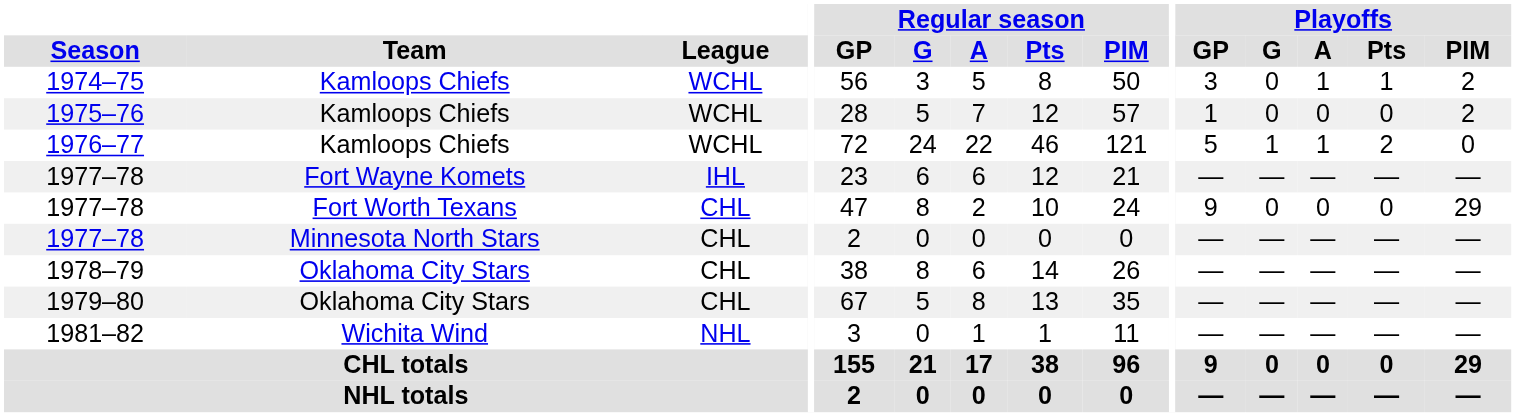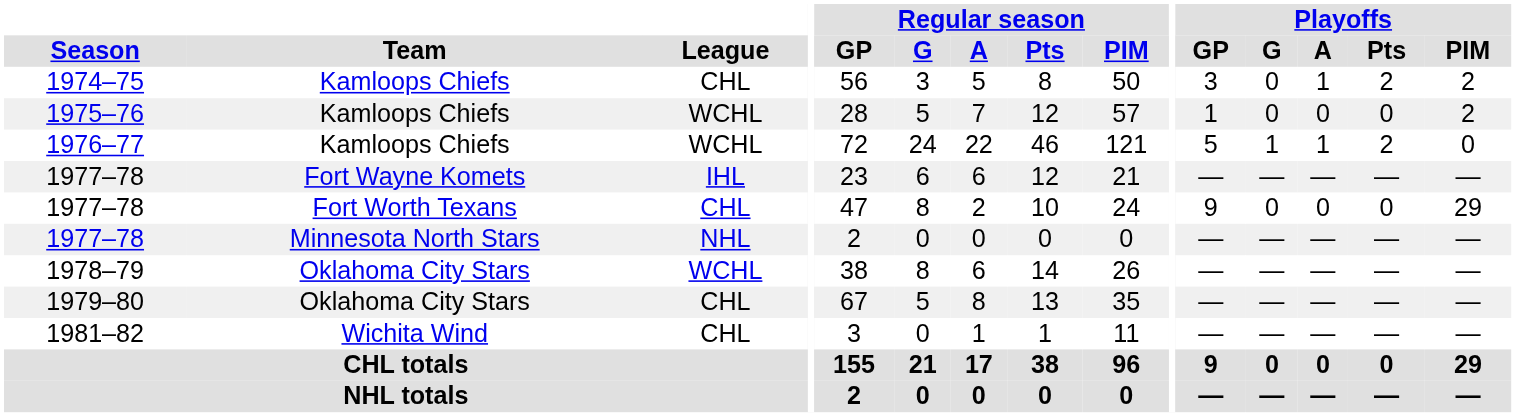(725, 82) WCHL -> (725, 82) CHL
(1387, 82) 1 -> (1387, 82) 2
(725, 239) CHL -> (725, 239) NHL
(725, 270) CHL -> (725, 270) WCHL
(725, 333) NHL -> (725, 333) CHL
